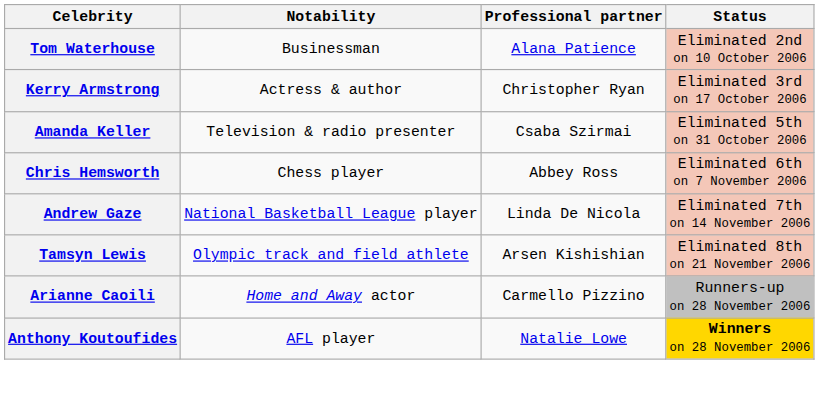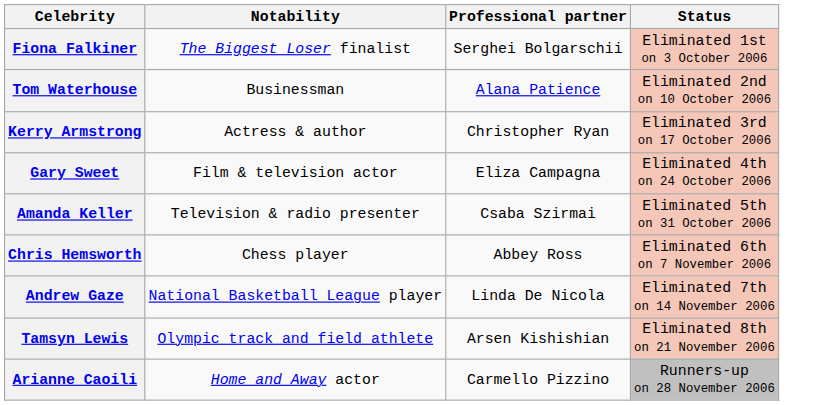+ row: (75, 49)
+ row: (75, 173)
- row: (93, 338)
